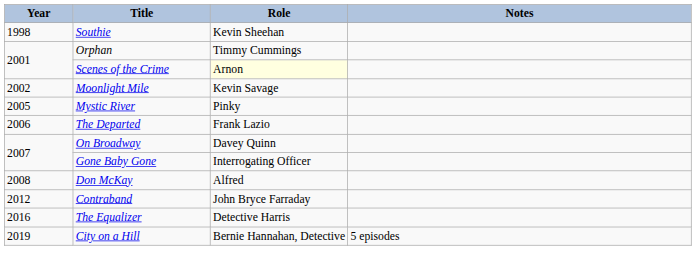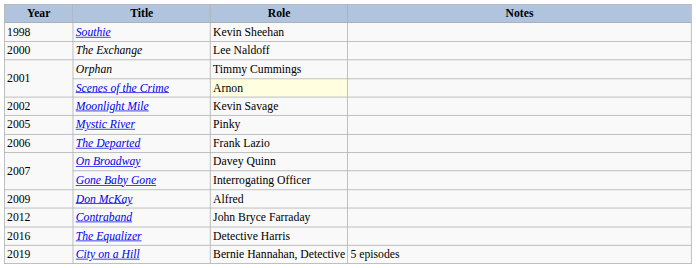+ row: (109, 50)
(19, 180) 2008 -> (19, 198) 2009
